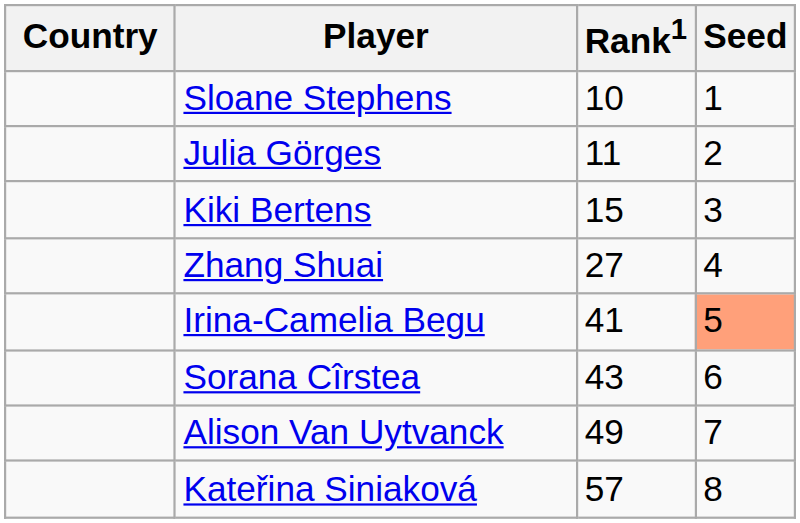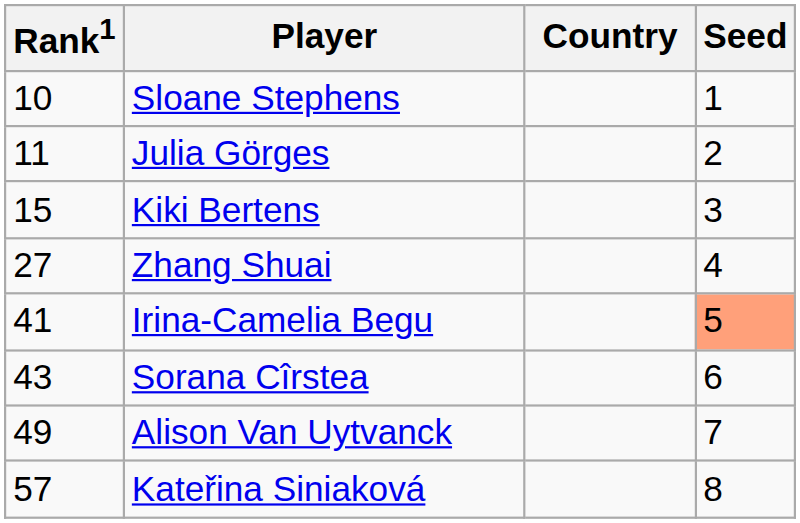columns swapped: (90, 37) <-> (636, 37)
